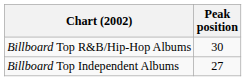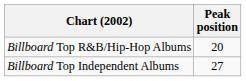(217, 47) 30 -> (217, 47) 20
